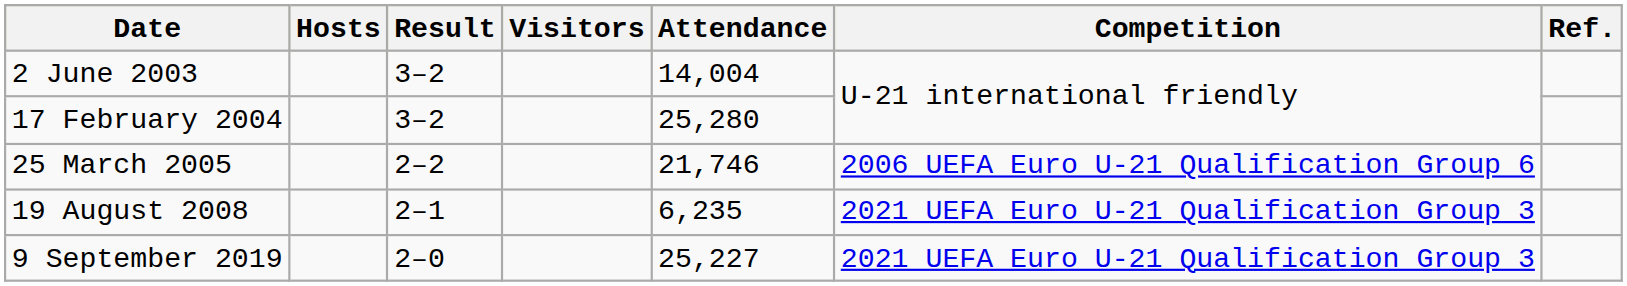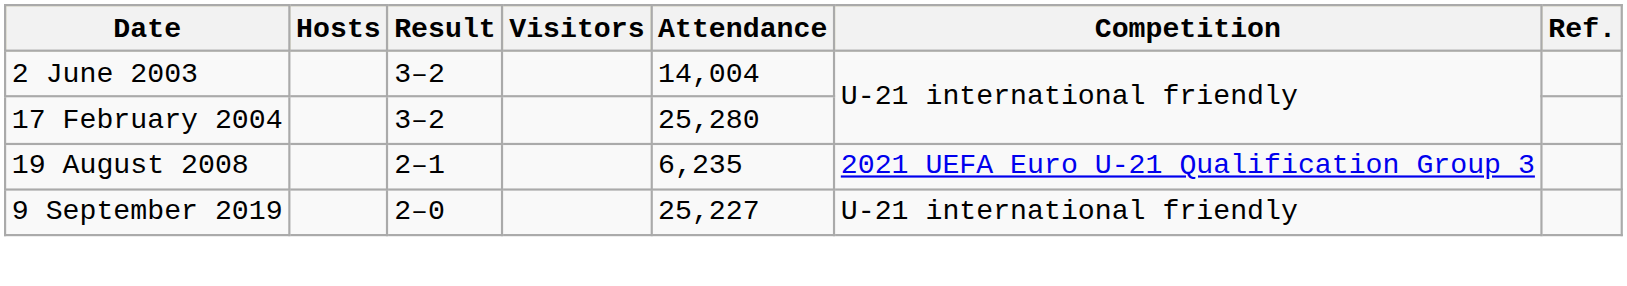- row: (122, 166)
(1188, 258) 2021 UEFA Euro U-21 Qualification Group 3 -> (1069, 212) U-21 international friendly
